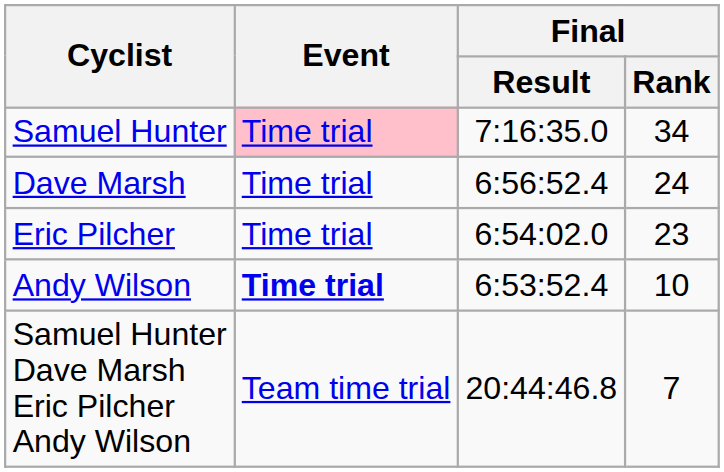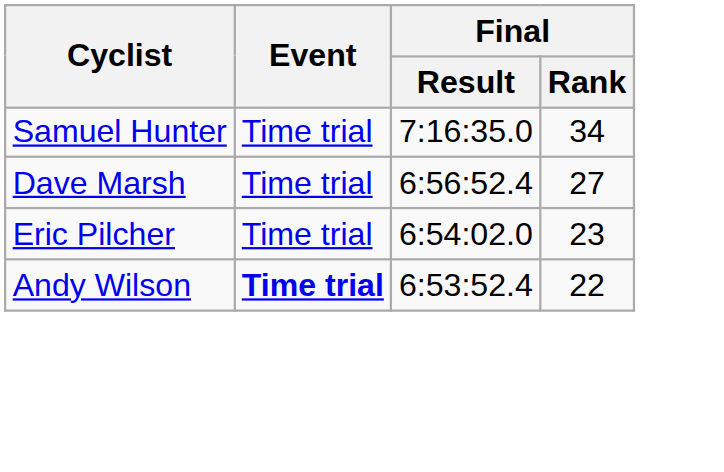(307, 132) pink background -> (307, 132) no background
(671, 183) 24 -> (587, 183) 27
(671, 285) 10 -> (587, 285) 22
- row: (120, 389)
